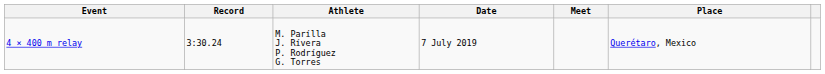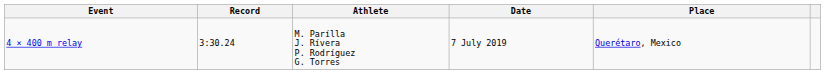- column: (581, 11)
